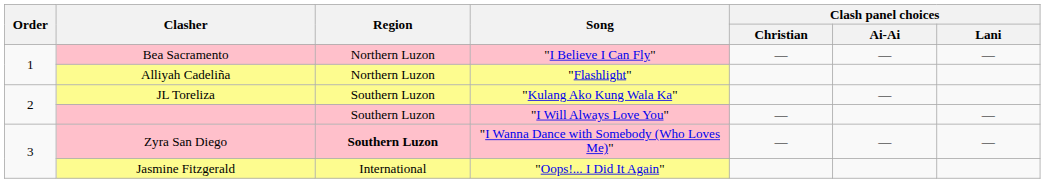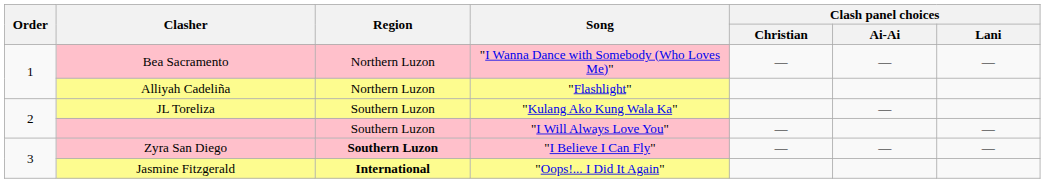(600, 54) "I Believe I Can Fly" -> (600, 61) "I Wanna Dance with Somebody (Who Loves Me)"
(600, 141) "I Wanna Dance with Somebody (Who Loves Me)" -> (600, 148) "I Believe I Can Fly"
(393, 168) normal -> (393, 168) bold
